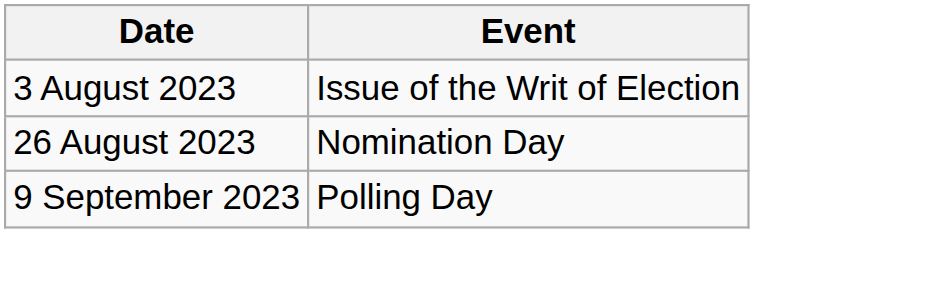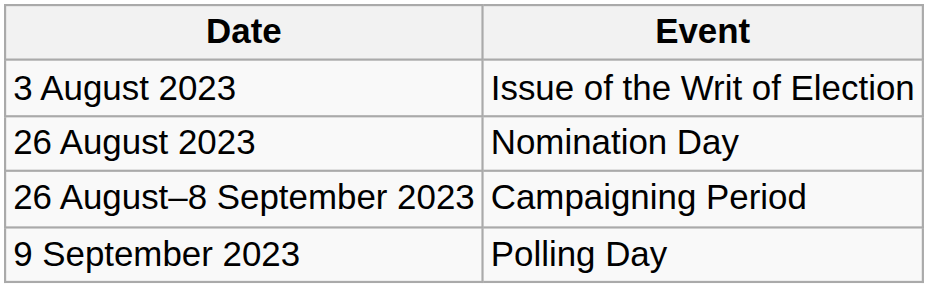+ row: (244, 198)
